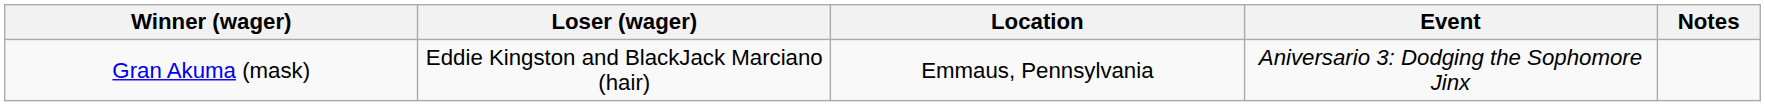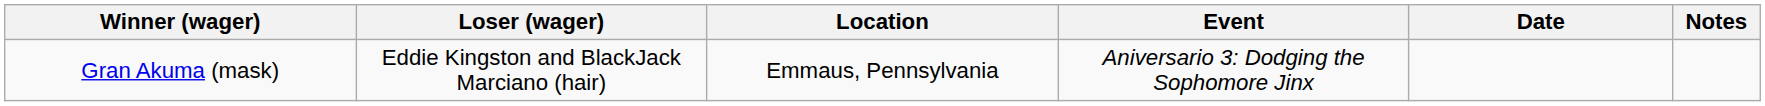+ column: (1541, 22)
